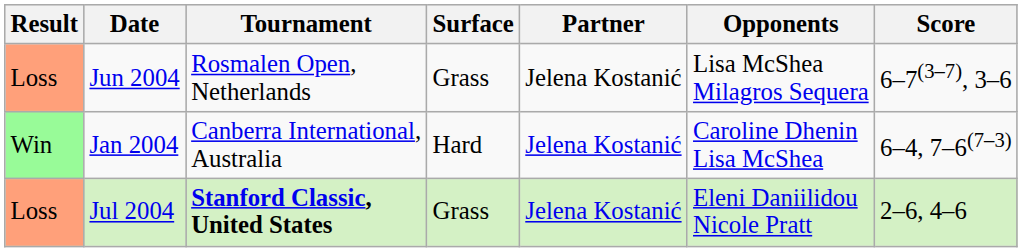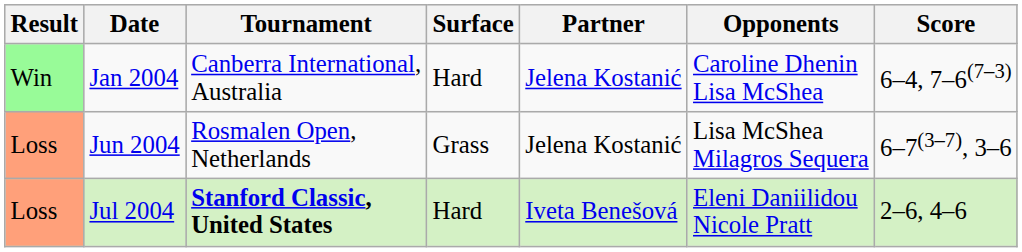rows swapped: (134, 144) <-> (135, 77)
(461, 211) Grass -> (457, 211) Hard
(603, 211) Jelena Kostanić -> (601, 211) Iveta Benešová
